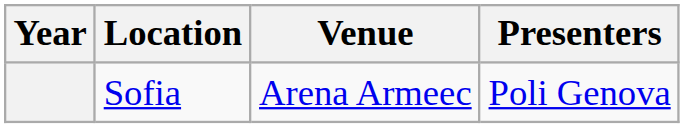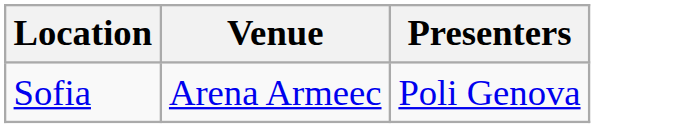- column: (50, 33)
